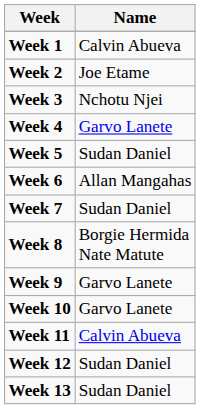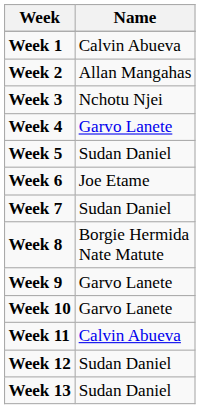(114, 72) Joe Etame -> (135, 72) Allan Mangahas
(135, 180) Allan Mangahas -> (114, 180) Joe Etame
